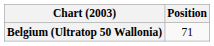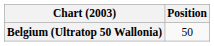(187, 31) 71 -> (187, 31) 50
